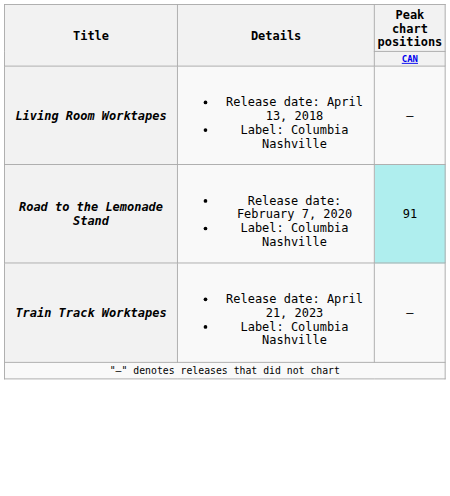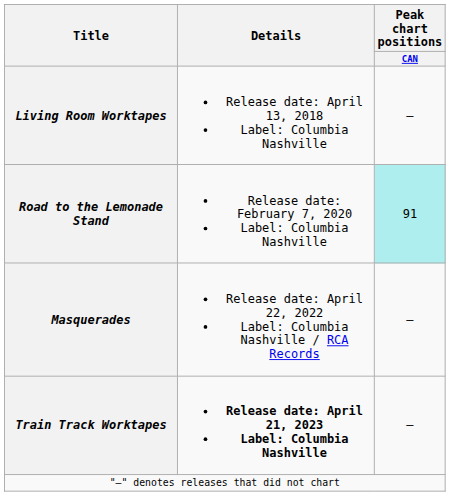+ row: (91, 320)
(276, 320) normal -> (276, 432) bold
